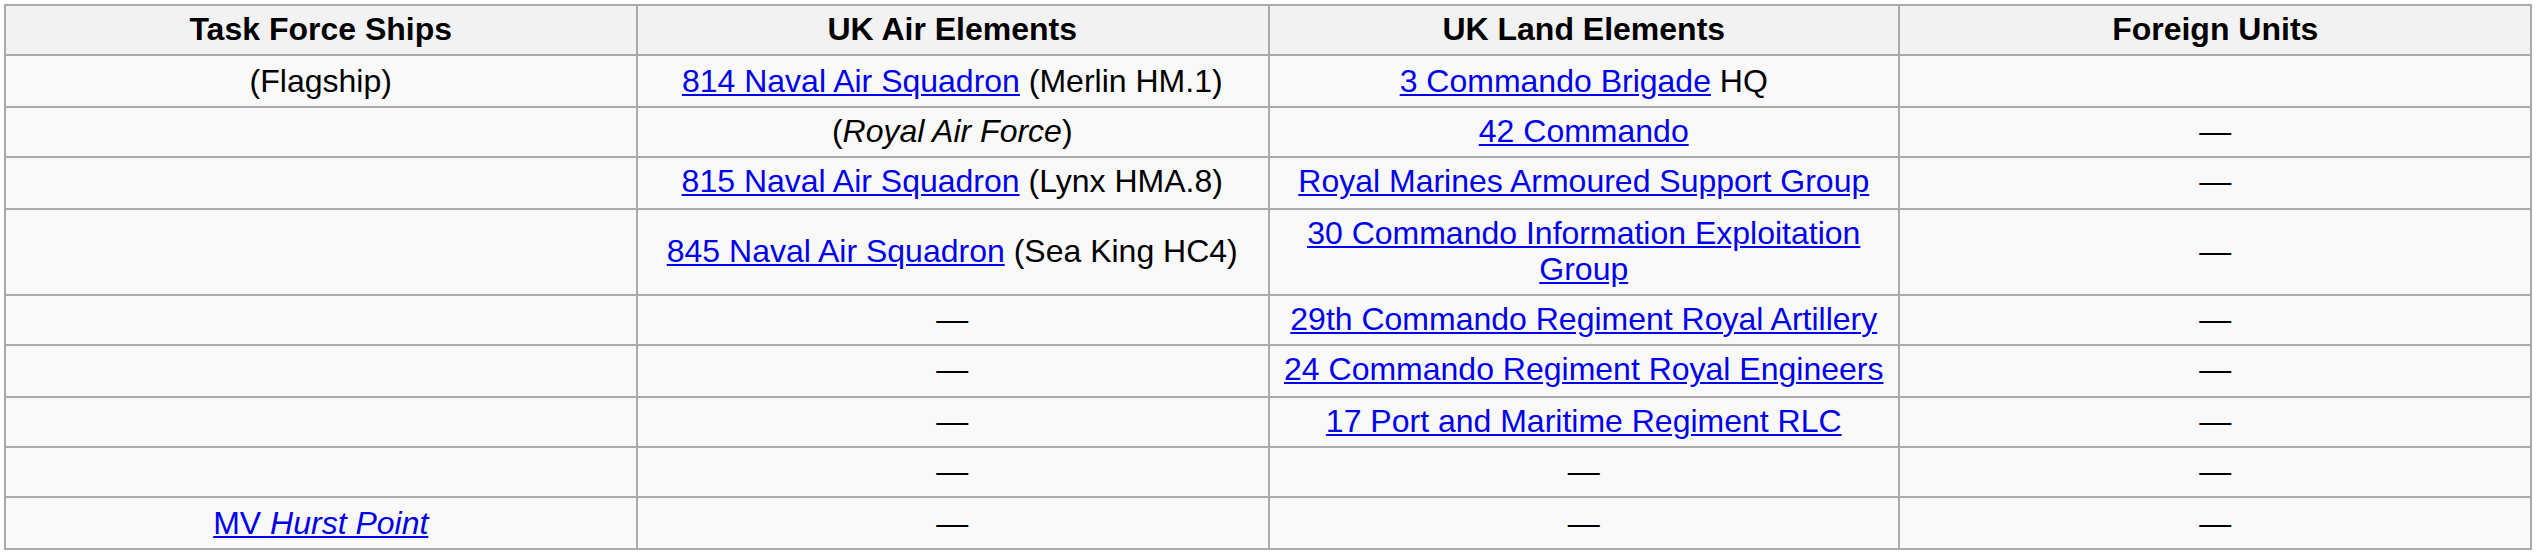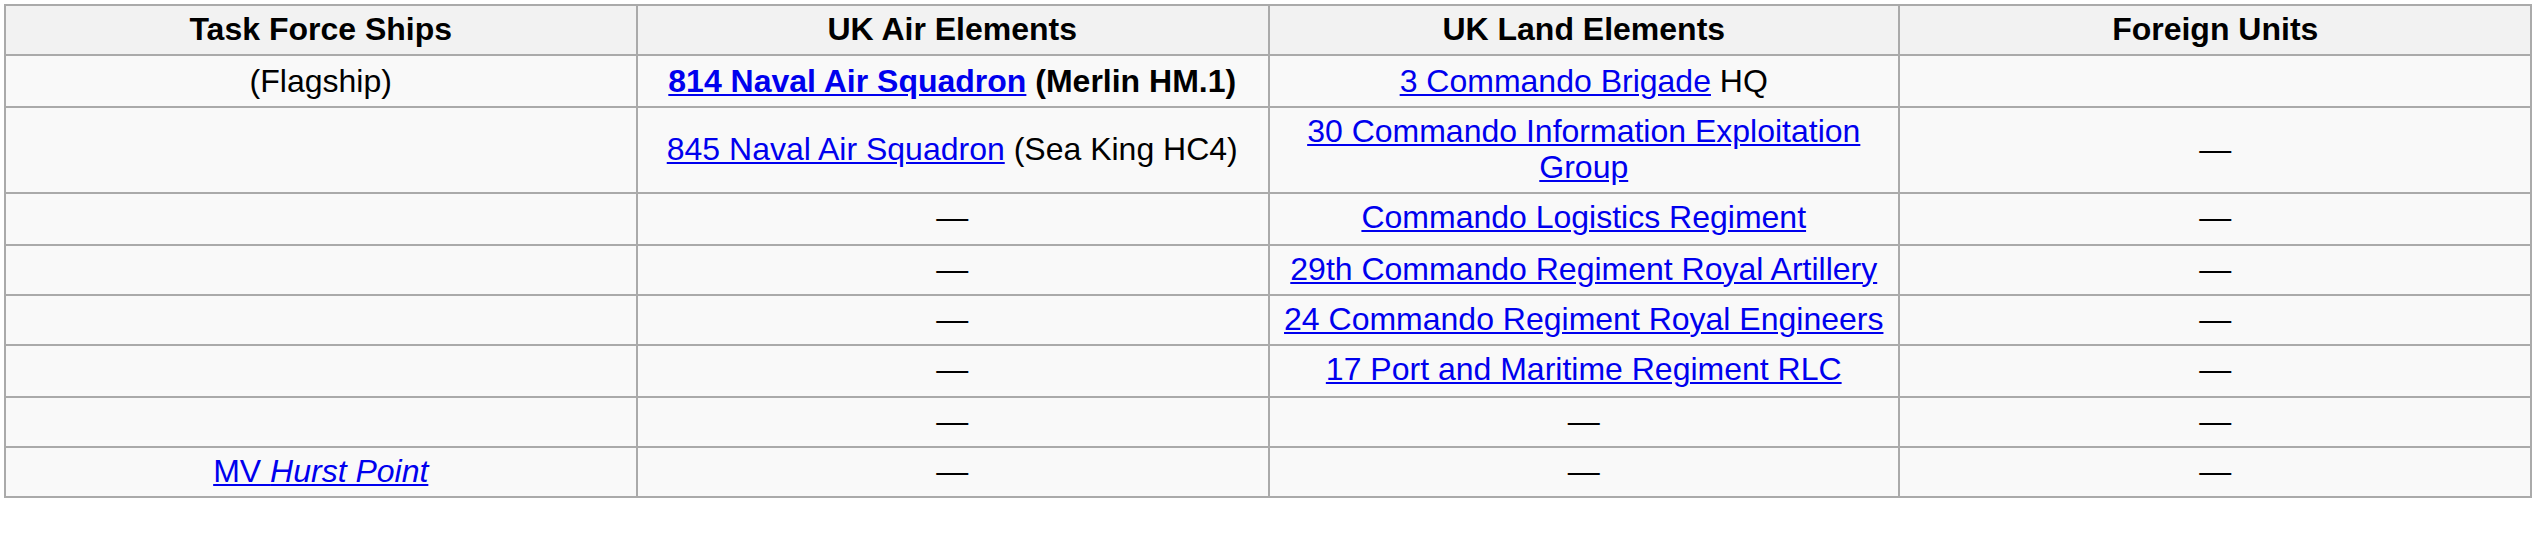(952, 80) normal -> (952, 80) bold
- row: (321, 132)
- row: (321, 183)
+ row: (321, 219)
